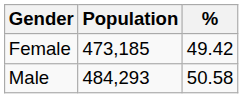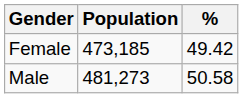(116, 78) 484,293 -> (116, 78) 481,273
